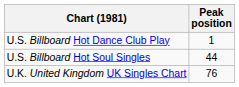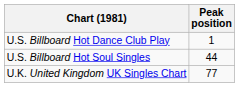(212, 73) 76 -> (212, 73) 77
